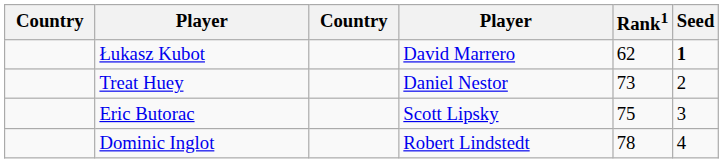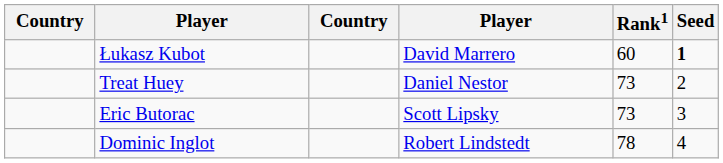(626, 54) 62 -> (626, 54) 60
(626, 113) 75 -> (626, 113) 73
